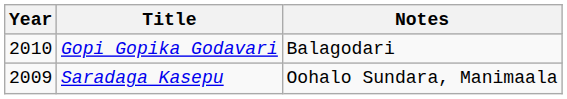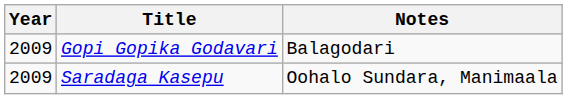(31, 49) 2010 -> (31, 49) 2009
